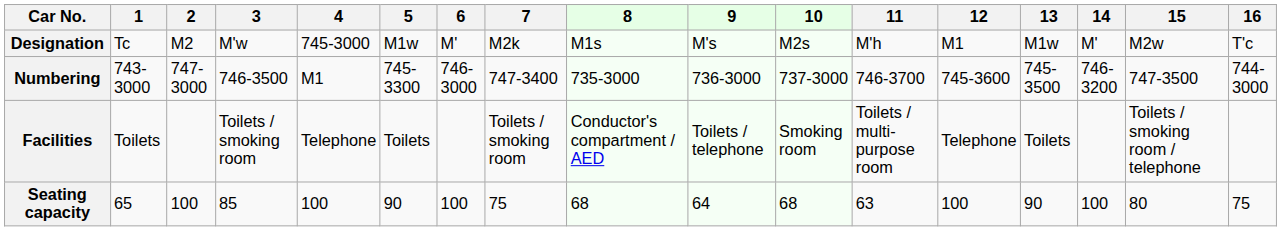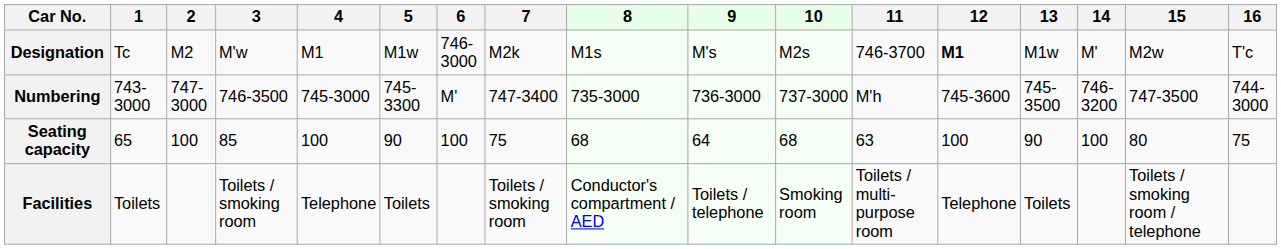(335, 43) 745-3000 -> (312, 52) M1
(449, 43) M' -> (459, 52) 746-3000
(869, 43) M'h -> (890, 52) 746-3700
(953, 43) normal -> (953, 52) bold
(312, 78) M1 -> (335, 96) 745-3000
(459, 78) 746-3000 -> (449, 96) M'
(890, 78) 746-3700 -> (869, 96) M'h
rows swapped: (57, 203) <-> (57, 140)
